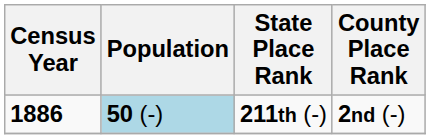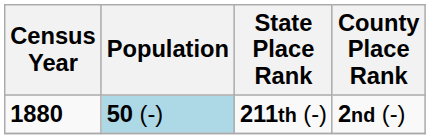(37, 114) 1886 -> (37, 114) 1880
